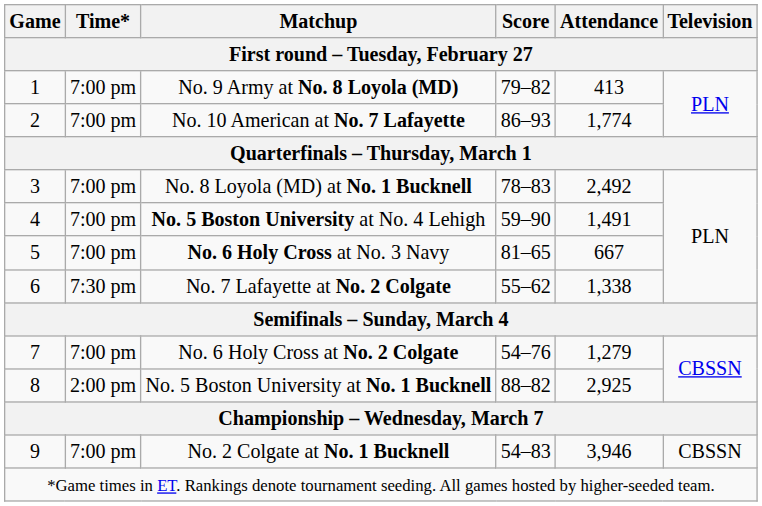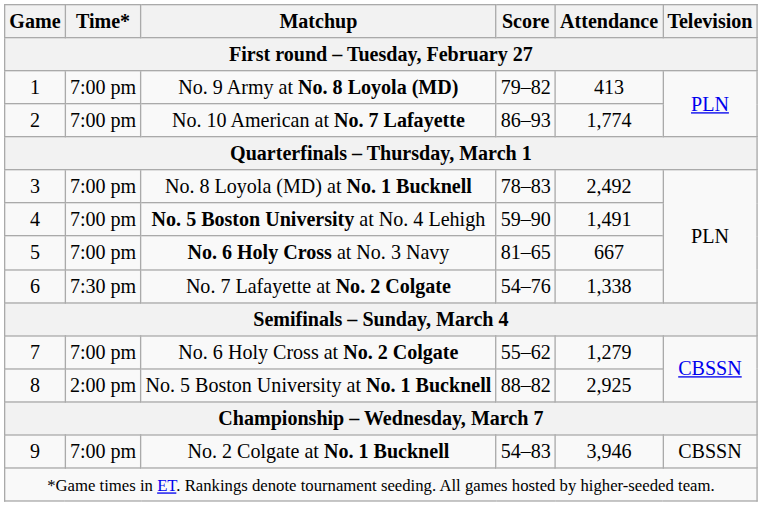(526, 285) 55–62 -> (526, 285) 54–76
(526, 352) 54–76 -> (526, 352) 55–62
